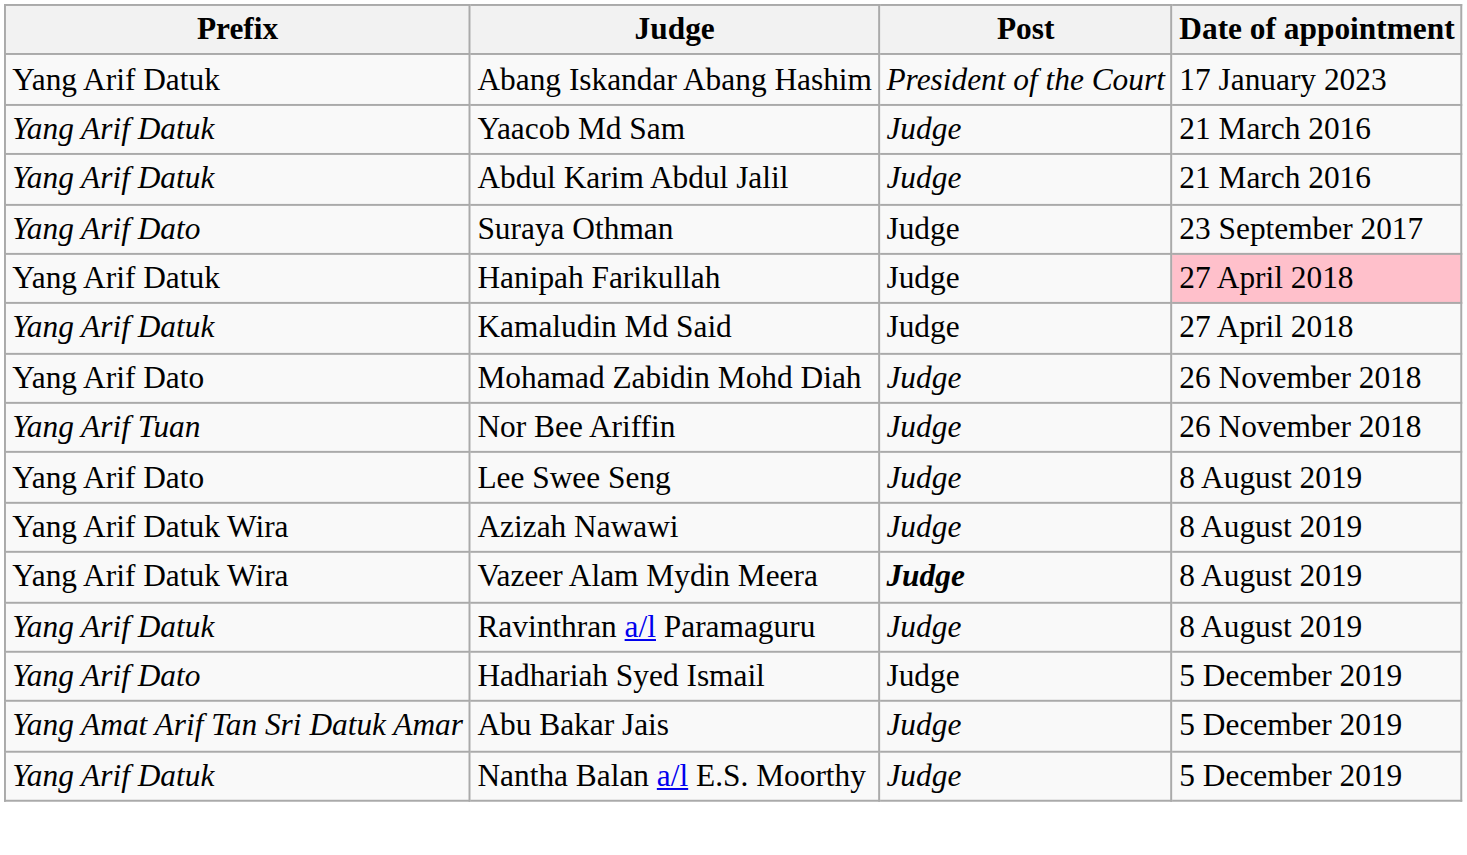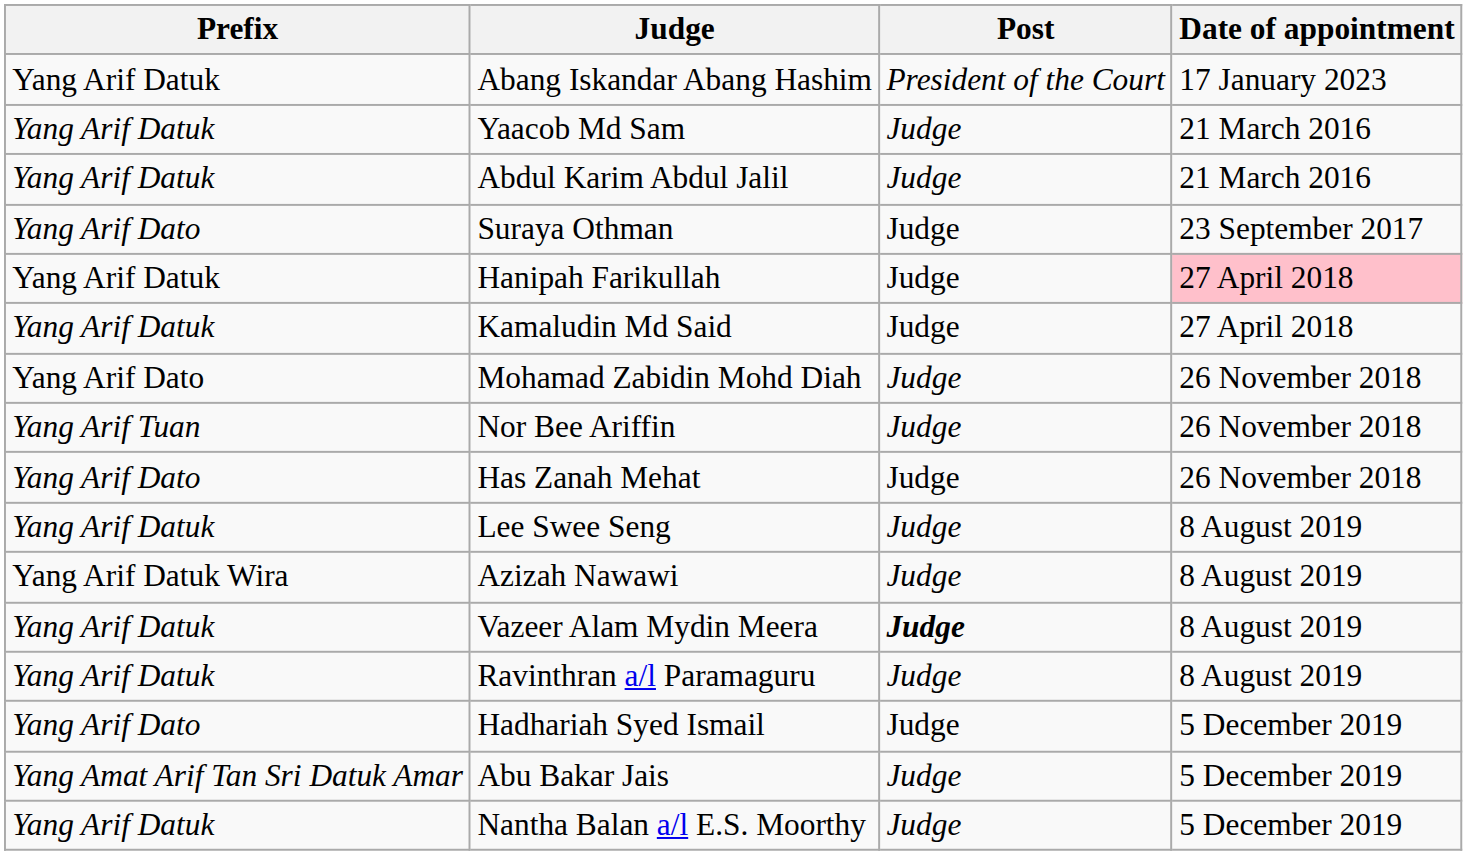+ row: (589, 476)
(108, 476) Yang Arif Dato -> (113, 526) Yang Arif Datuk
(150, 576) Yang Arif Datuk Wira -> (113, 626) Yang Arif Datuk
